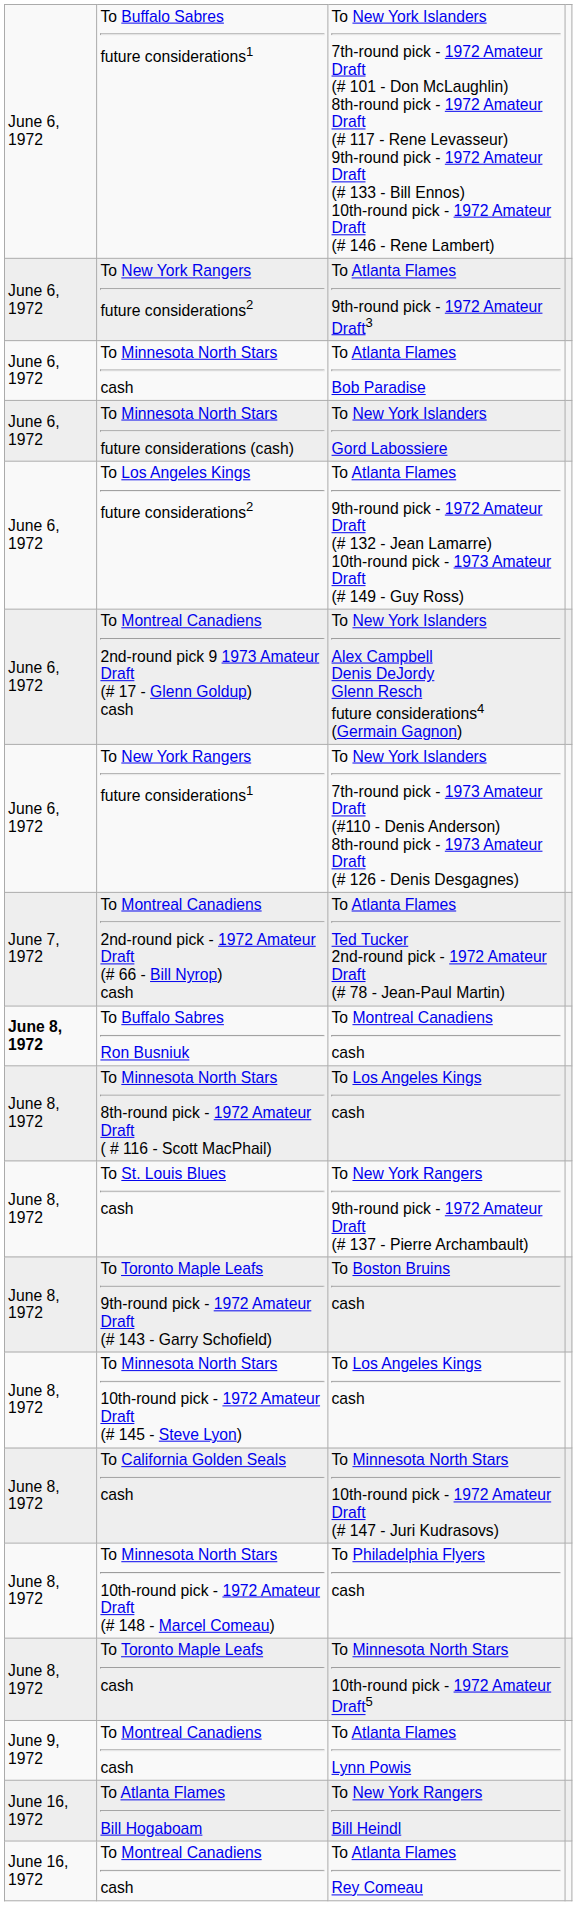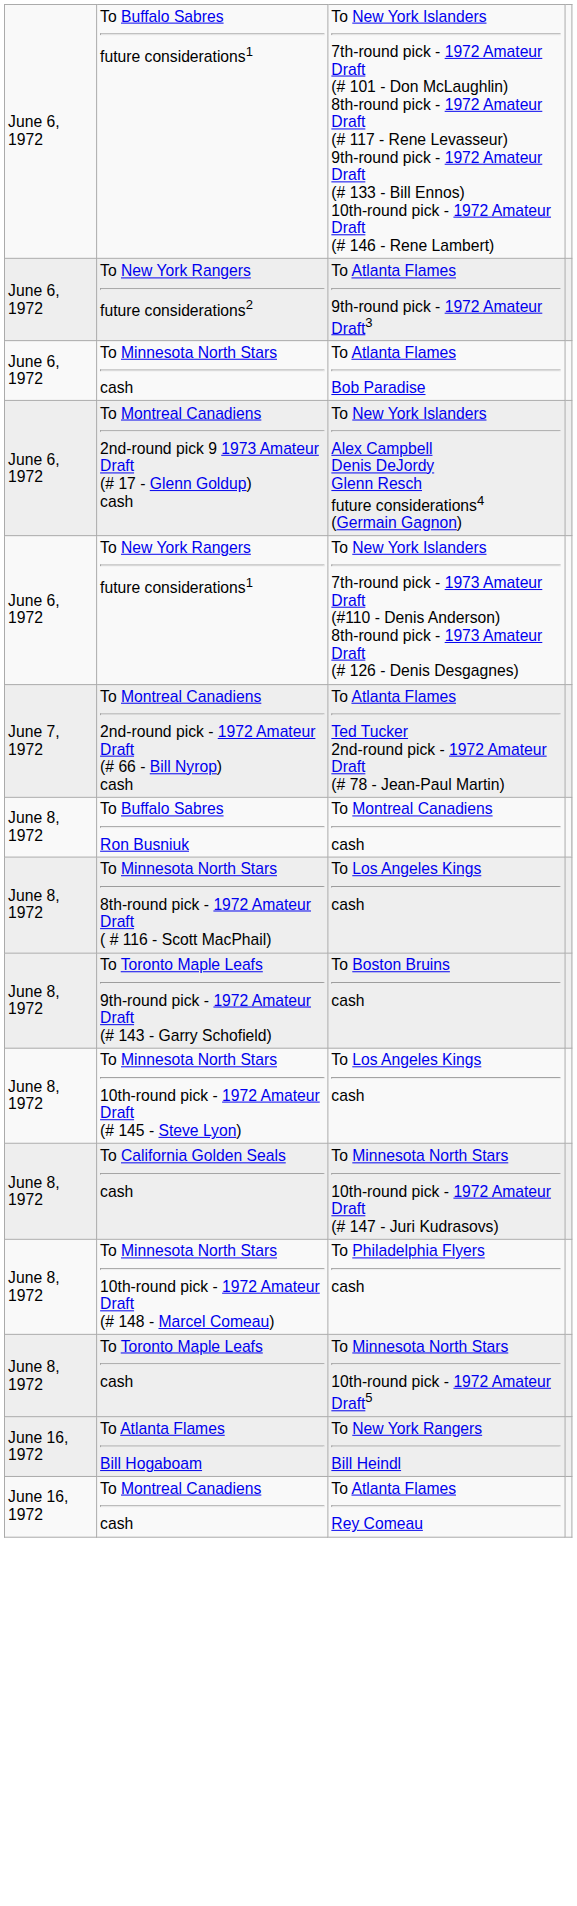- row: (212, 430)
- row: (212, 493)
(35, 1035) bold -> (34, 827) normal
- row: (212, 1191)
- row: (212, 1750)
